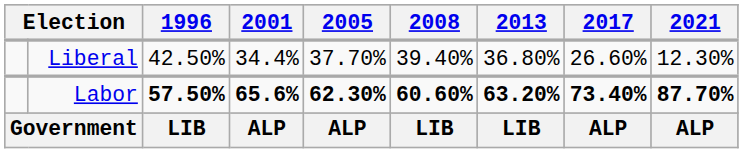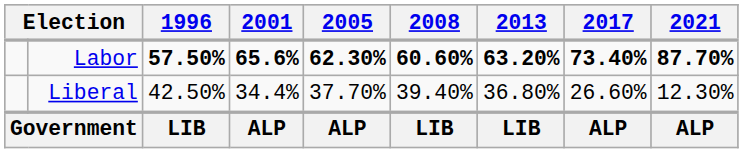rows swapped: (106, 95) <-> (93, 59)
